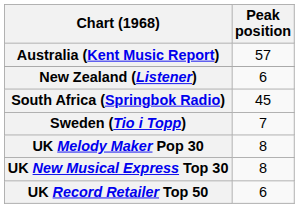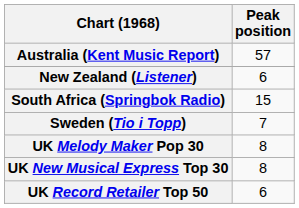(263, 100) 45 -> (263, 100) 15
